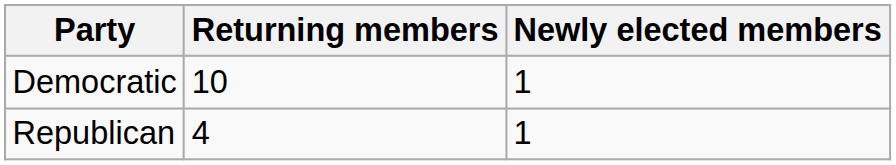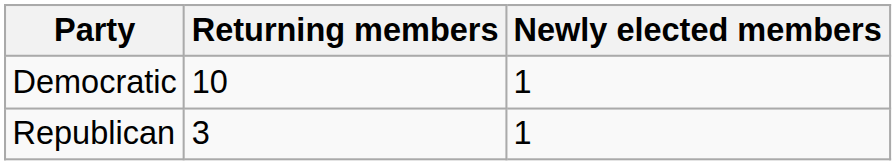(201, 133) 4 -> (201, 133) 3
